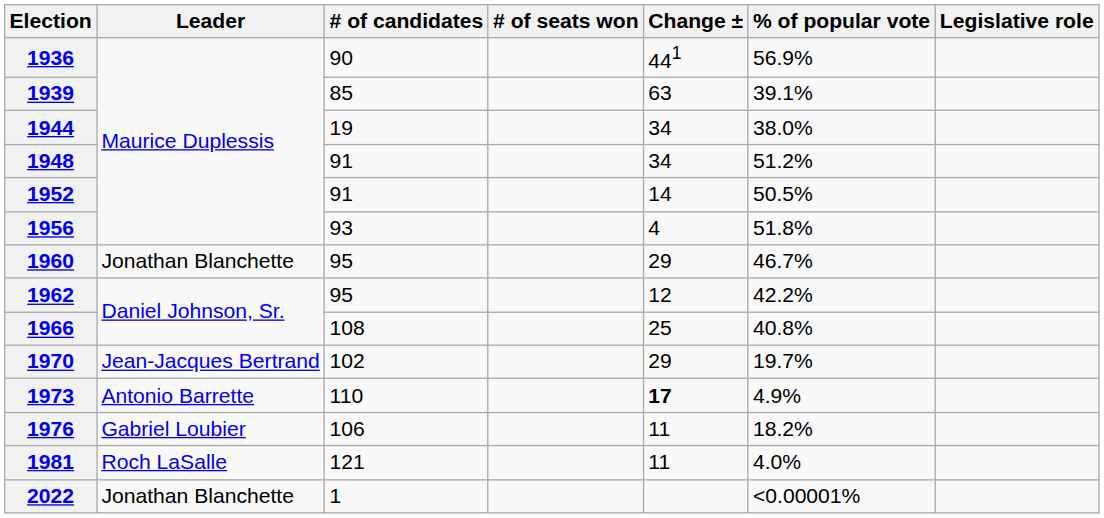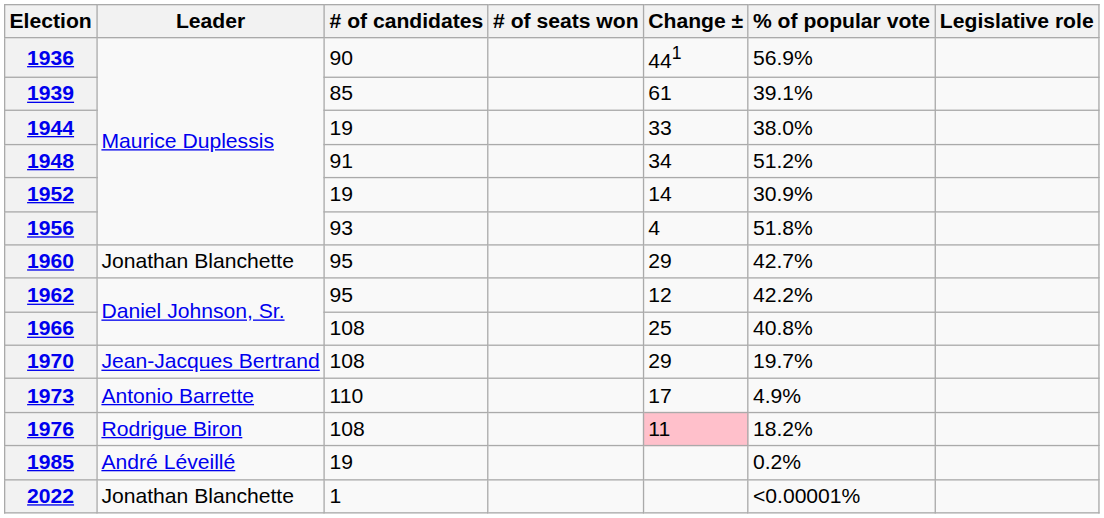(660, 93) 63 -> (660, 93) 61
(660, 127) 34 -> (660, 127) 33
(341, 194) 91 -> (341, 194) 19
(783, 194) 50.5% -> (783, 194) 30.9%
(783, 261) 46.7% -> (783, 261) 42.7%
(347, 361) 102 -> (347, 361) 108
(660, 395) bold -> (660, 395) normal
(174, 428) Gabriel Loubier -> (172, 428) Rodrigue Biron
(347, 428) 106 -> (347, 428) 108
(659, 428) no background -> (659, 428) pink background
- row: (51, 462)
+ row: (51, 462)
